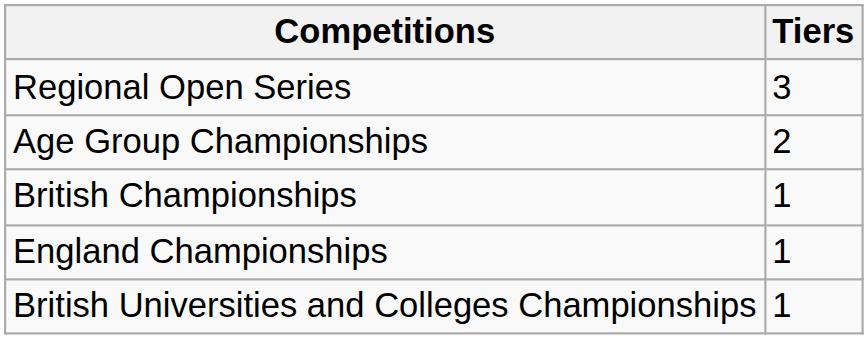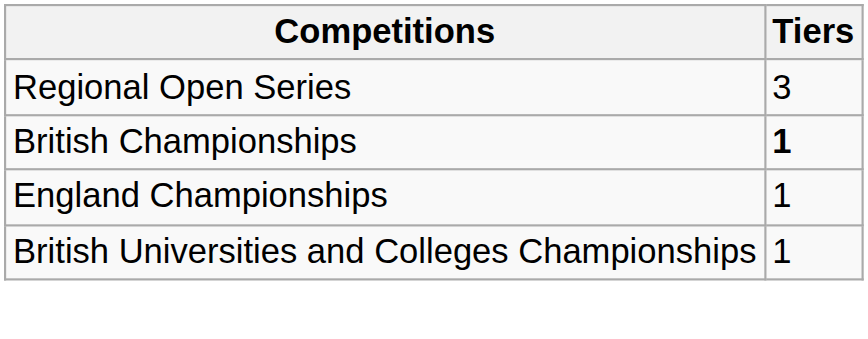- row: (221, 141)
(782, 196) normal -> (782, 141) bold
